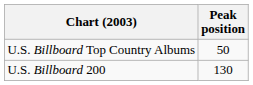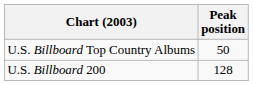(223, 70) 130 -> (223, 70) 128
